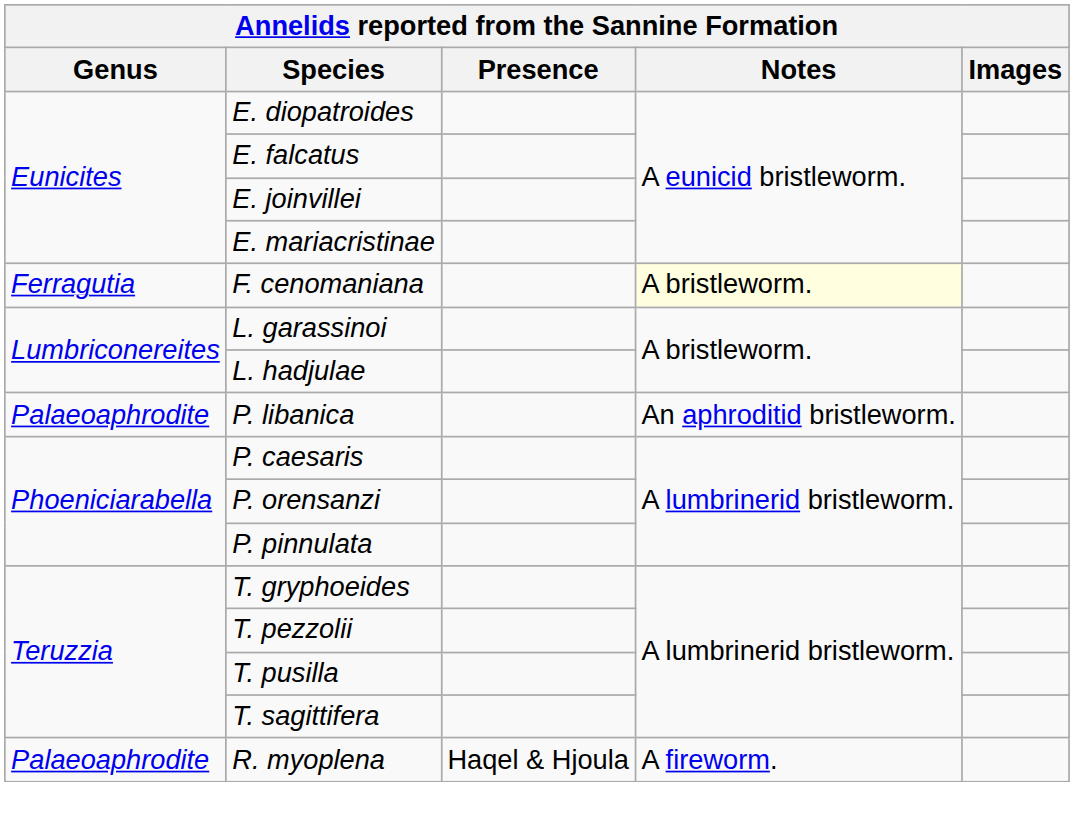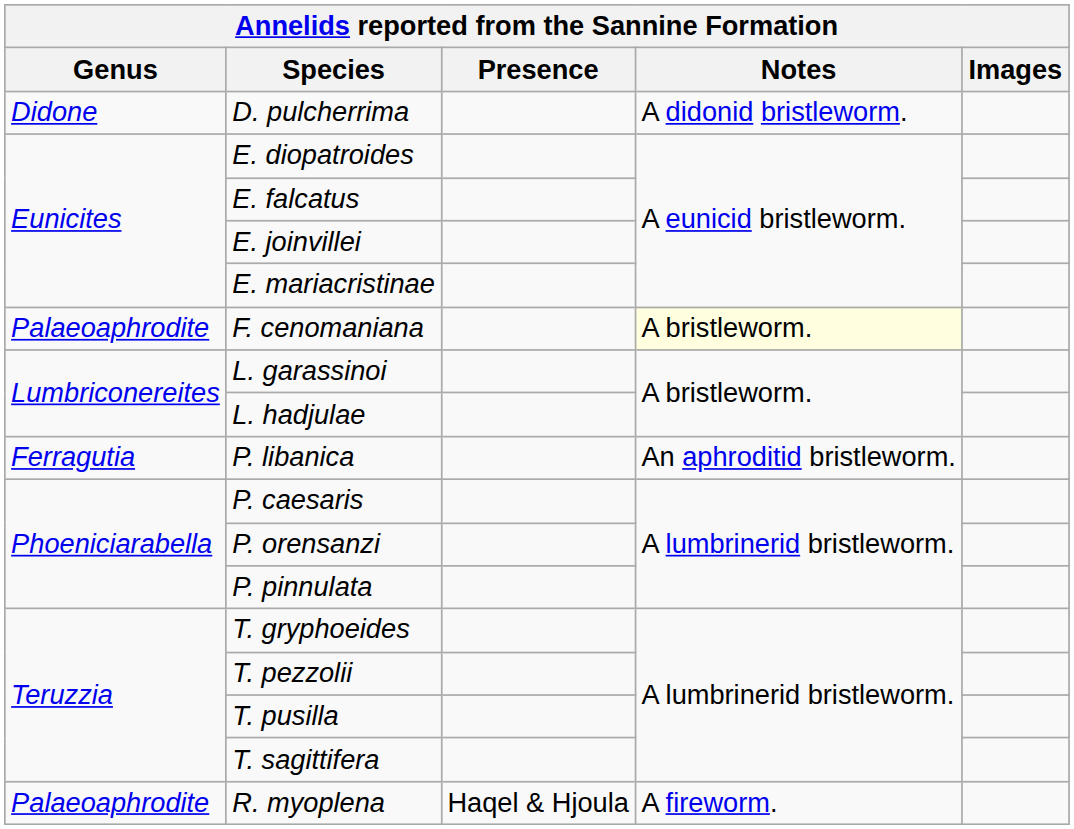+ row: (321, 112)
(73, 284) Ferragutia -> (110, 328) Palaeoaphrodite
(110, 414) Palaeoaphrodite -> (73, 457) Ferragutia
